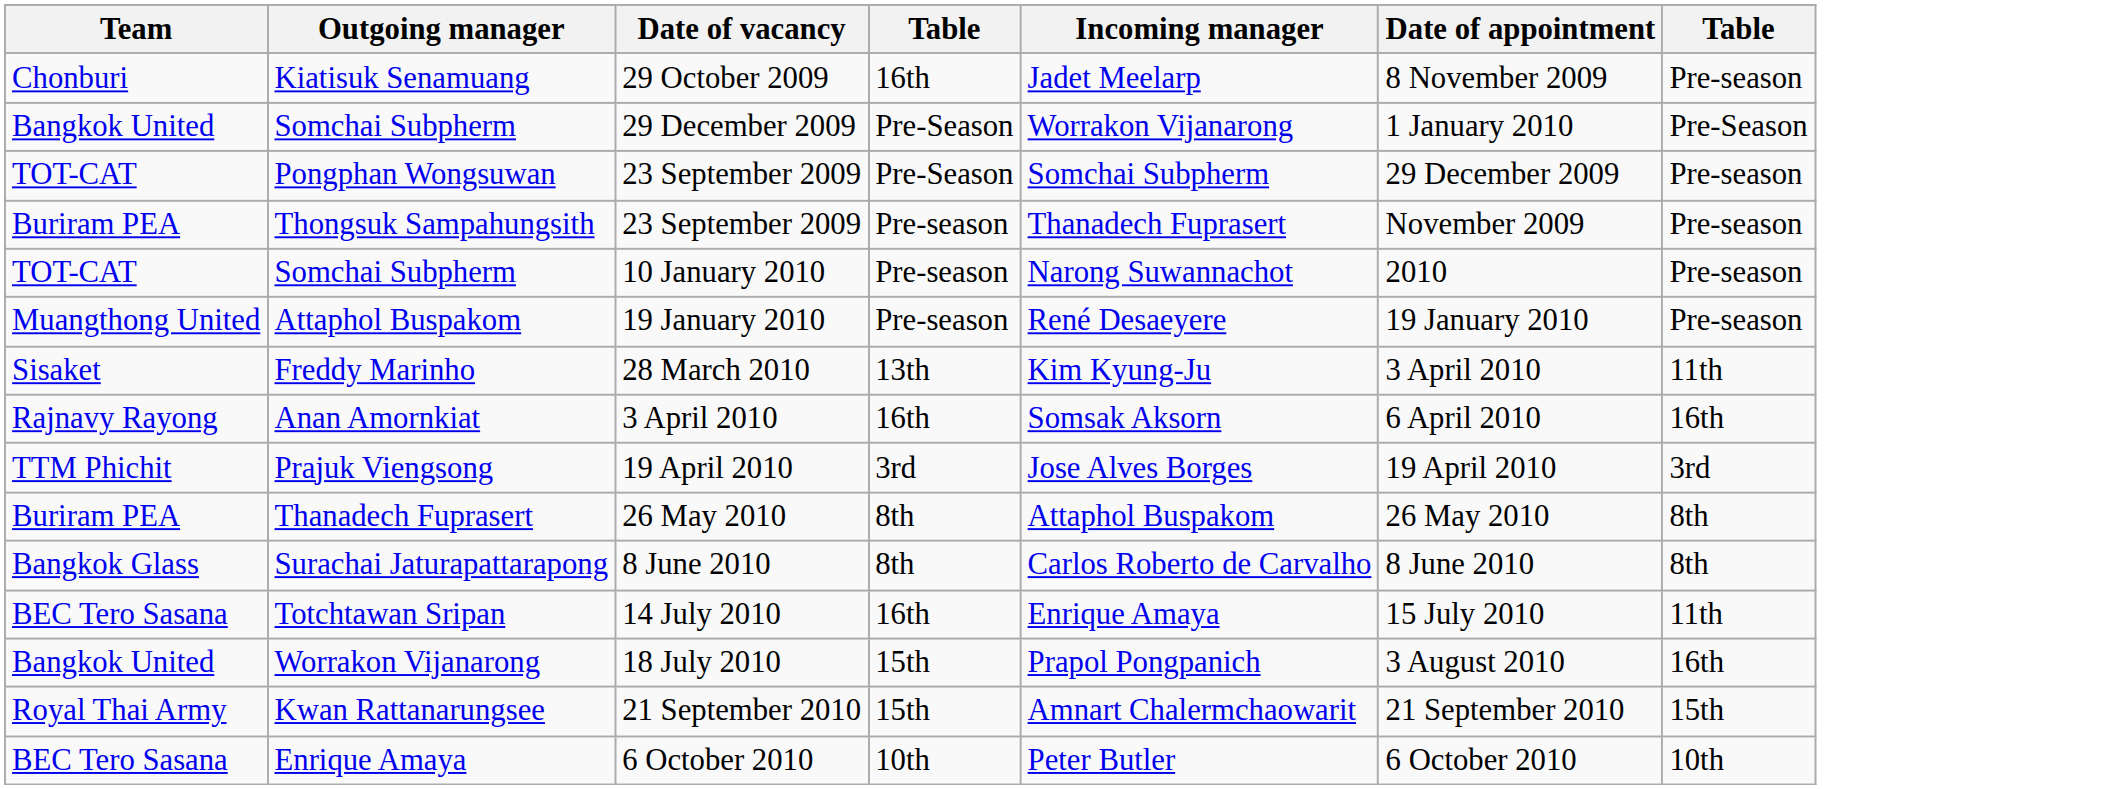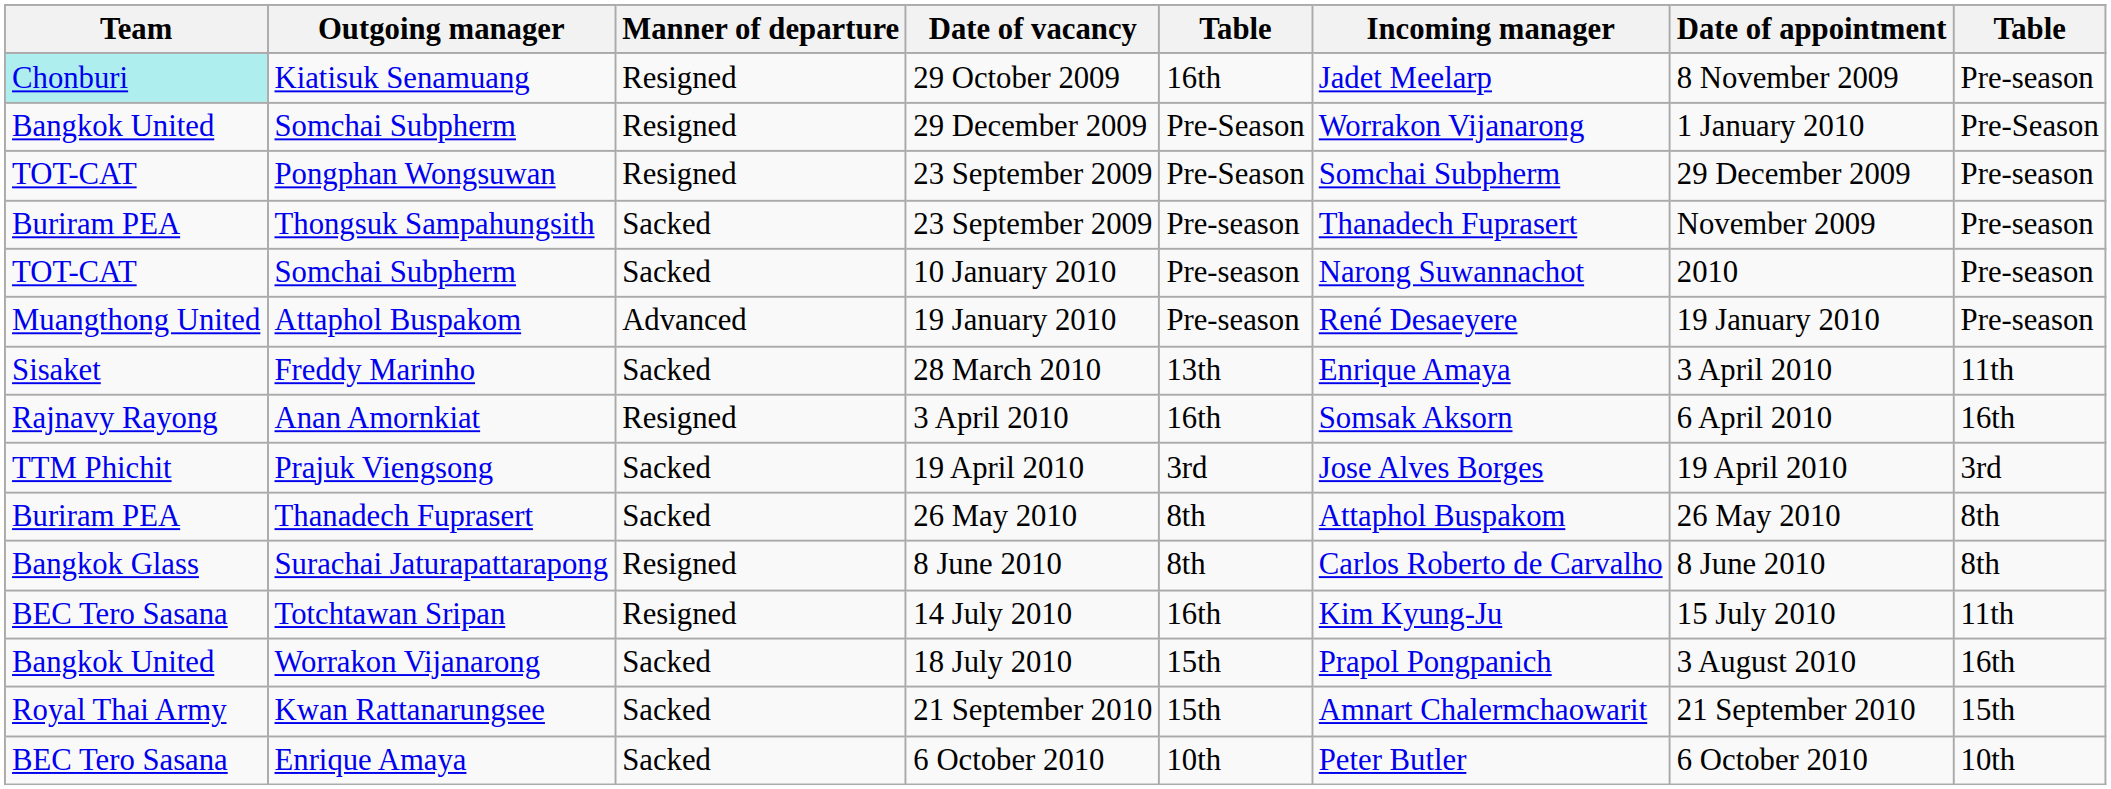+ column: (761, 28)
(70, 77) no background -> (70, 77) paleturquoise background
(1119, 369) Kim Kyung-Ju -> (1415, 369) Enrique Amaya
(1124, 613) Enrique Amaya -> (1411, 613) Kim Kyung-Ju
